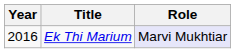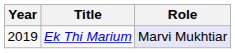(23, 36) 2016 -> (23, 36) 2019
